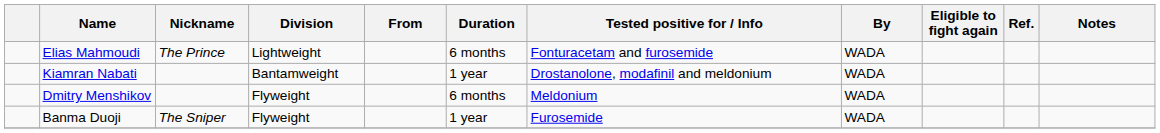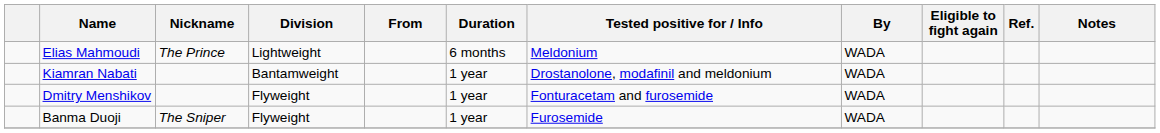(622, 52) Fonturacetam and furosemide -> (564, 52) Meldonium
(477, 96) 6 months -> (468, 96) 1 year
(564, 96) Meldonium -> (622, 96) Fonturacetam and furosemide
